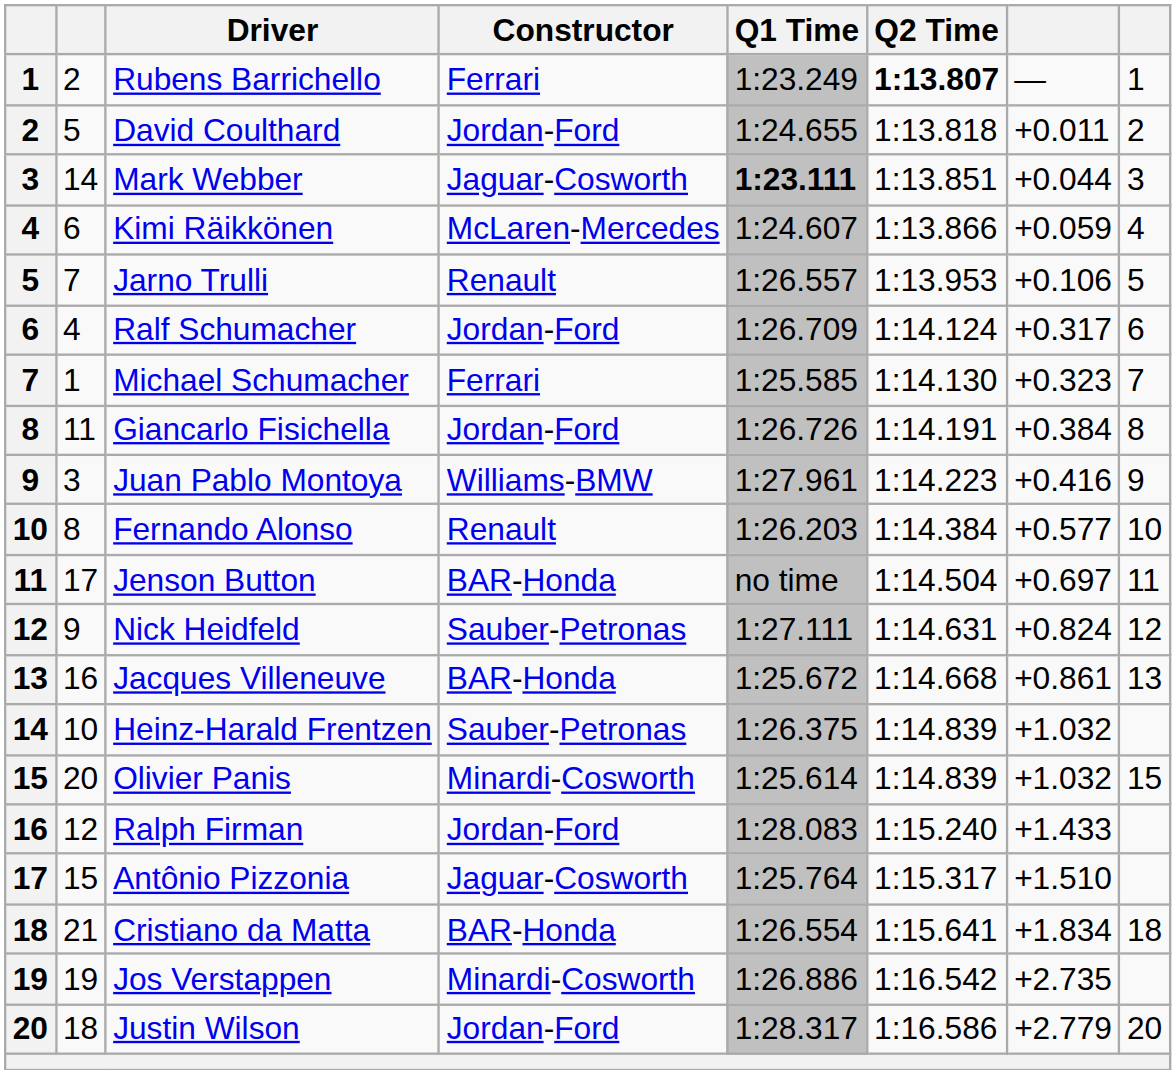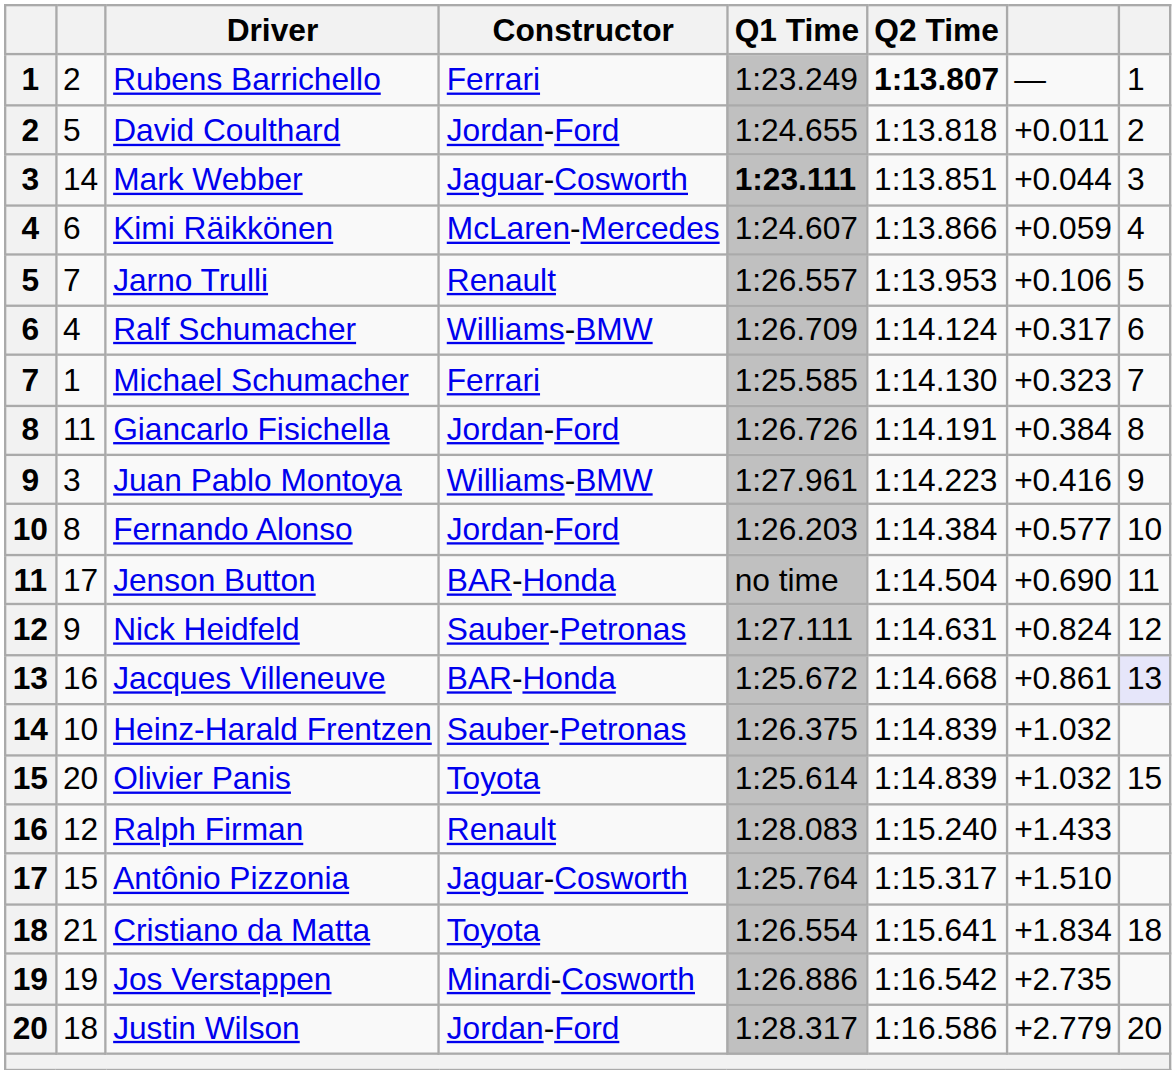(533, 329) Jordan-Ford -> (550, 329) Williams-BMW
(501, 529) Renault -> (533, 529) Jordan-Ford
(1063, 579) +0.697 -> (1063, 579) +0.690
(1145, 679) no background -> (1145, 679) lavender background
(571, 779) Minardi-Cosworth -> (493, 779) Toyota
(533, 829) Jordan-Ford -> (501, 829) Renault
(531, 929) BAR-Honda -> (493, 929) Toyota
